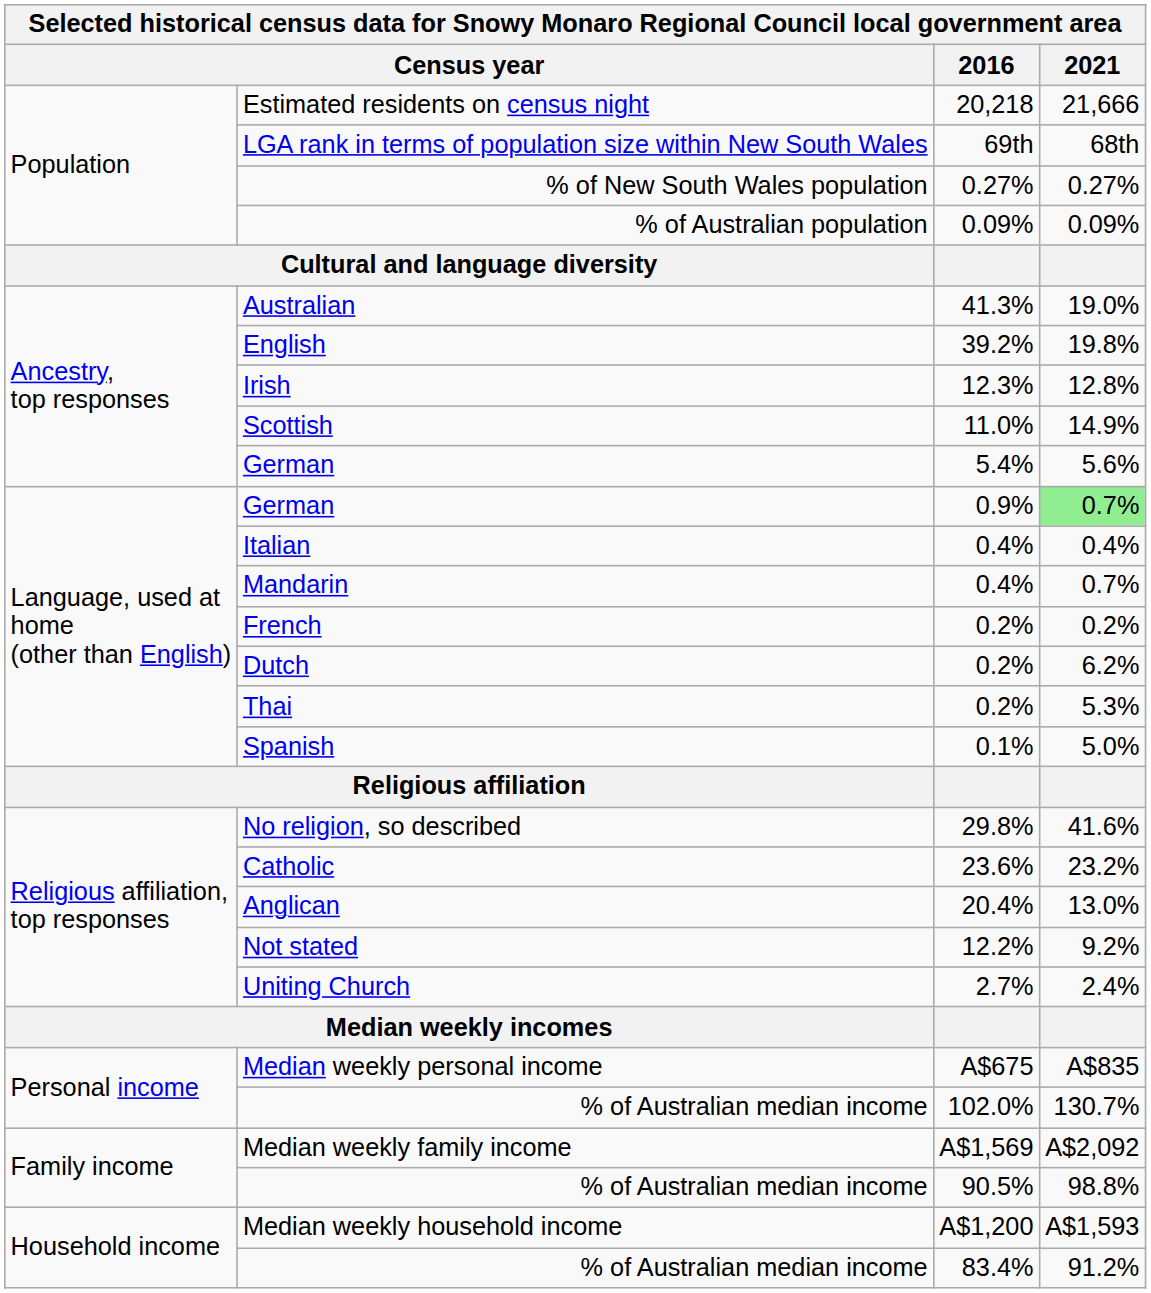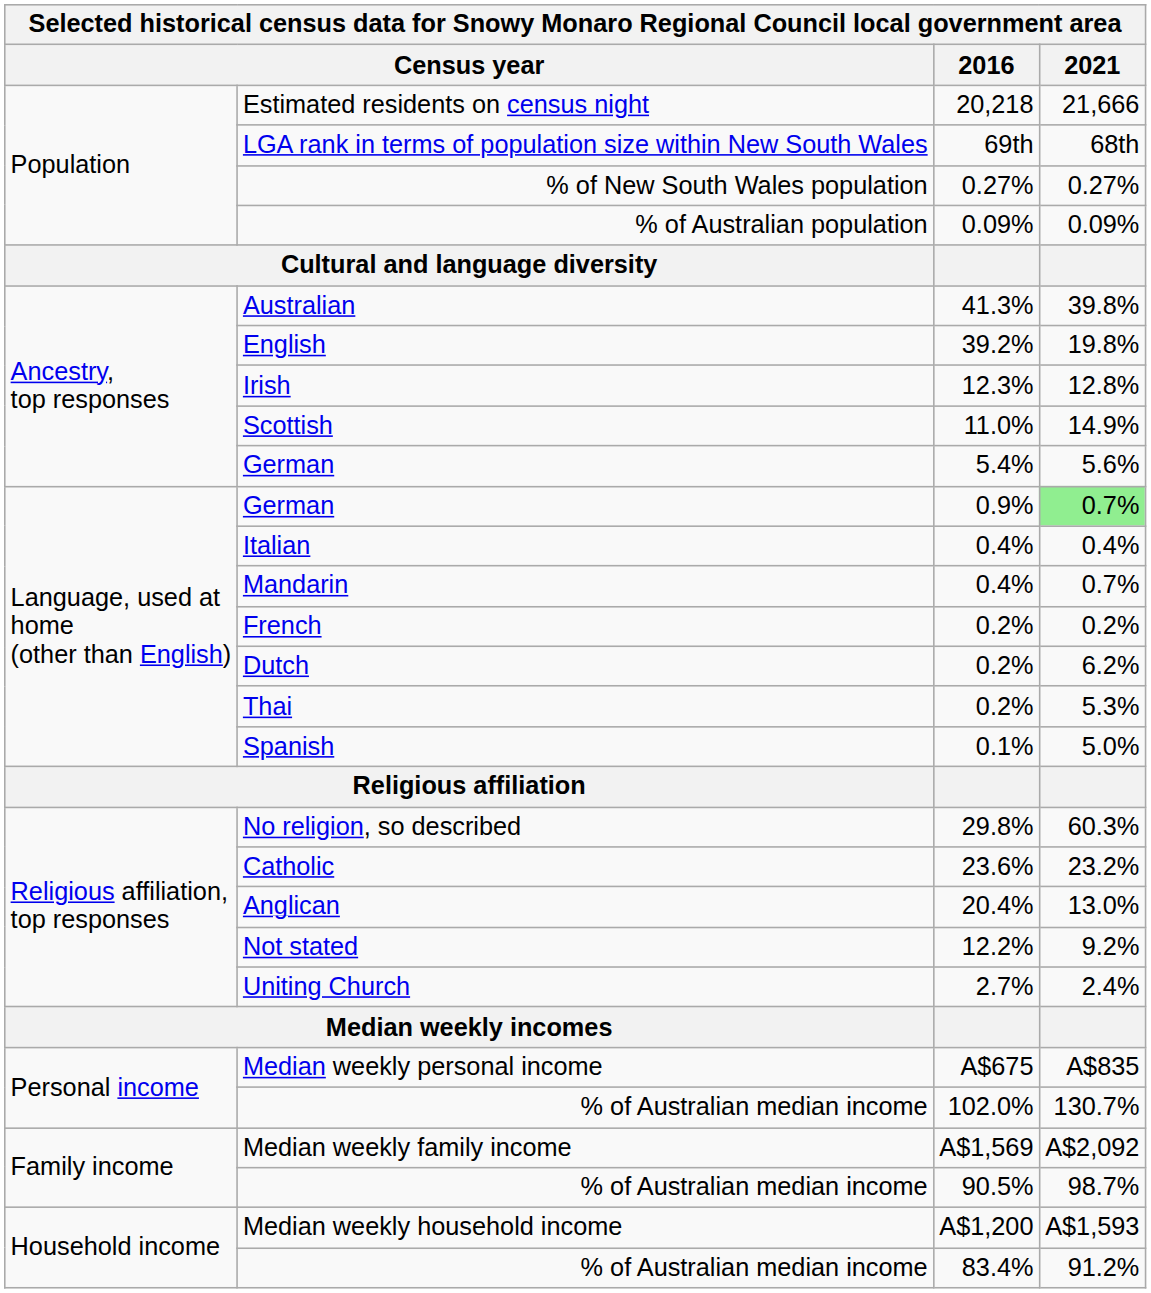(1104, 305) 19.0% -> (1104, 305) 39.8%
(1104, 826) 41.6% -> (1104, 826) 60.3%
(1104, 1187) 98.8% -> (1104, 1187) 98.7%
